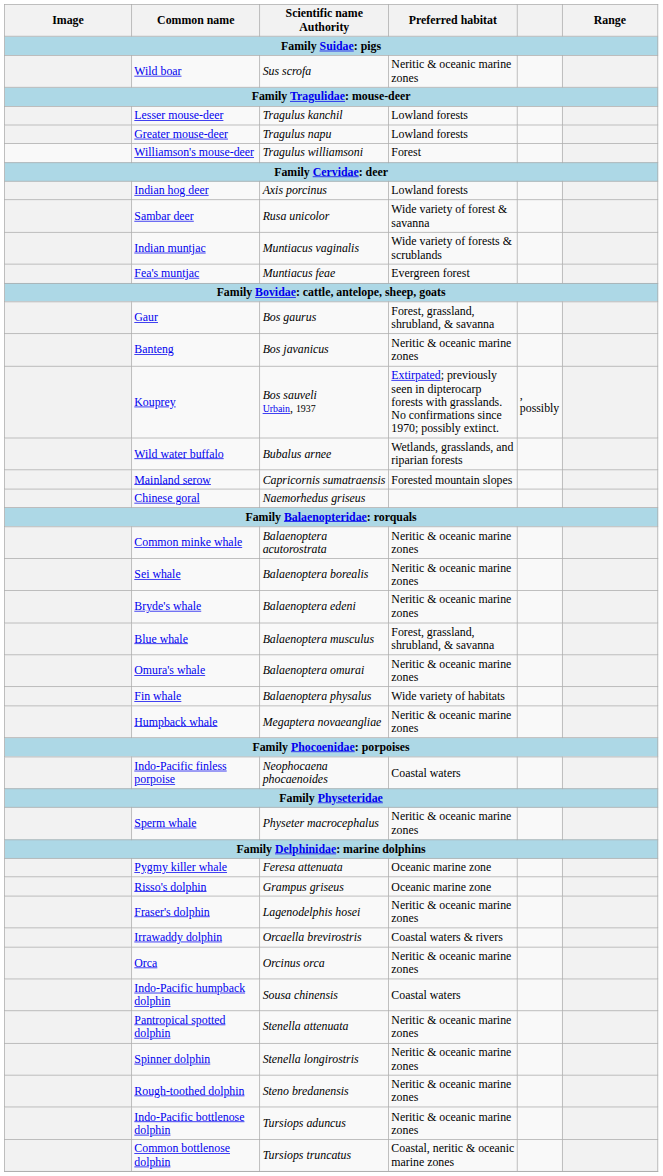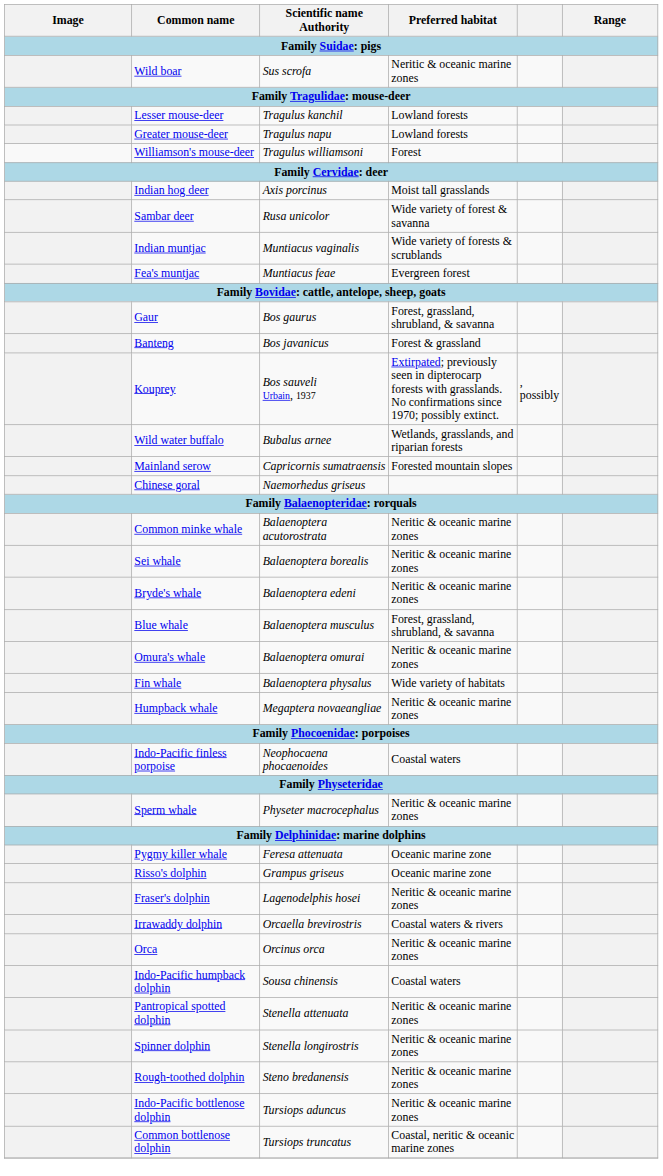(430, 190) Lowland forests -> (440, 190) Moist tall grasslands
(451, 350) Neritic & oceanic marine zones -> (436, 343) Forest & grassland
